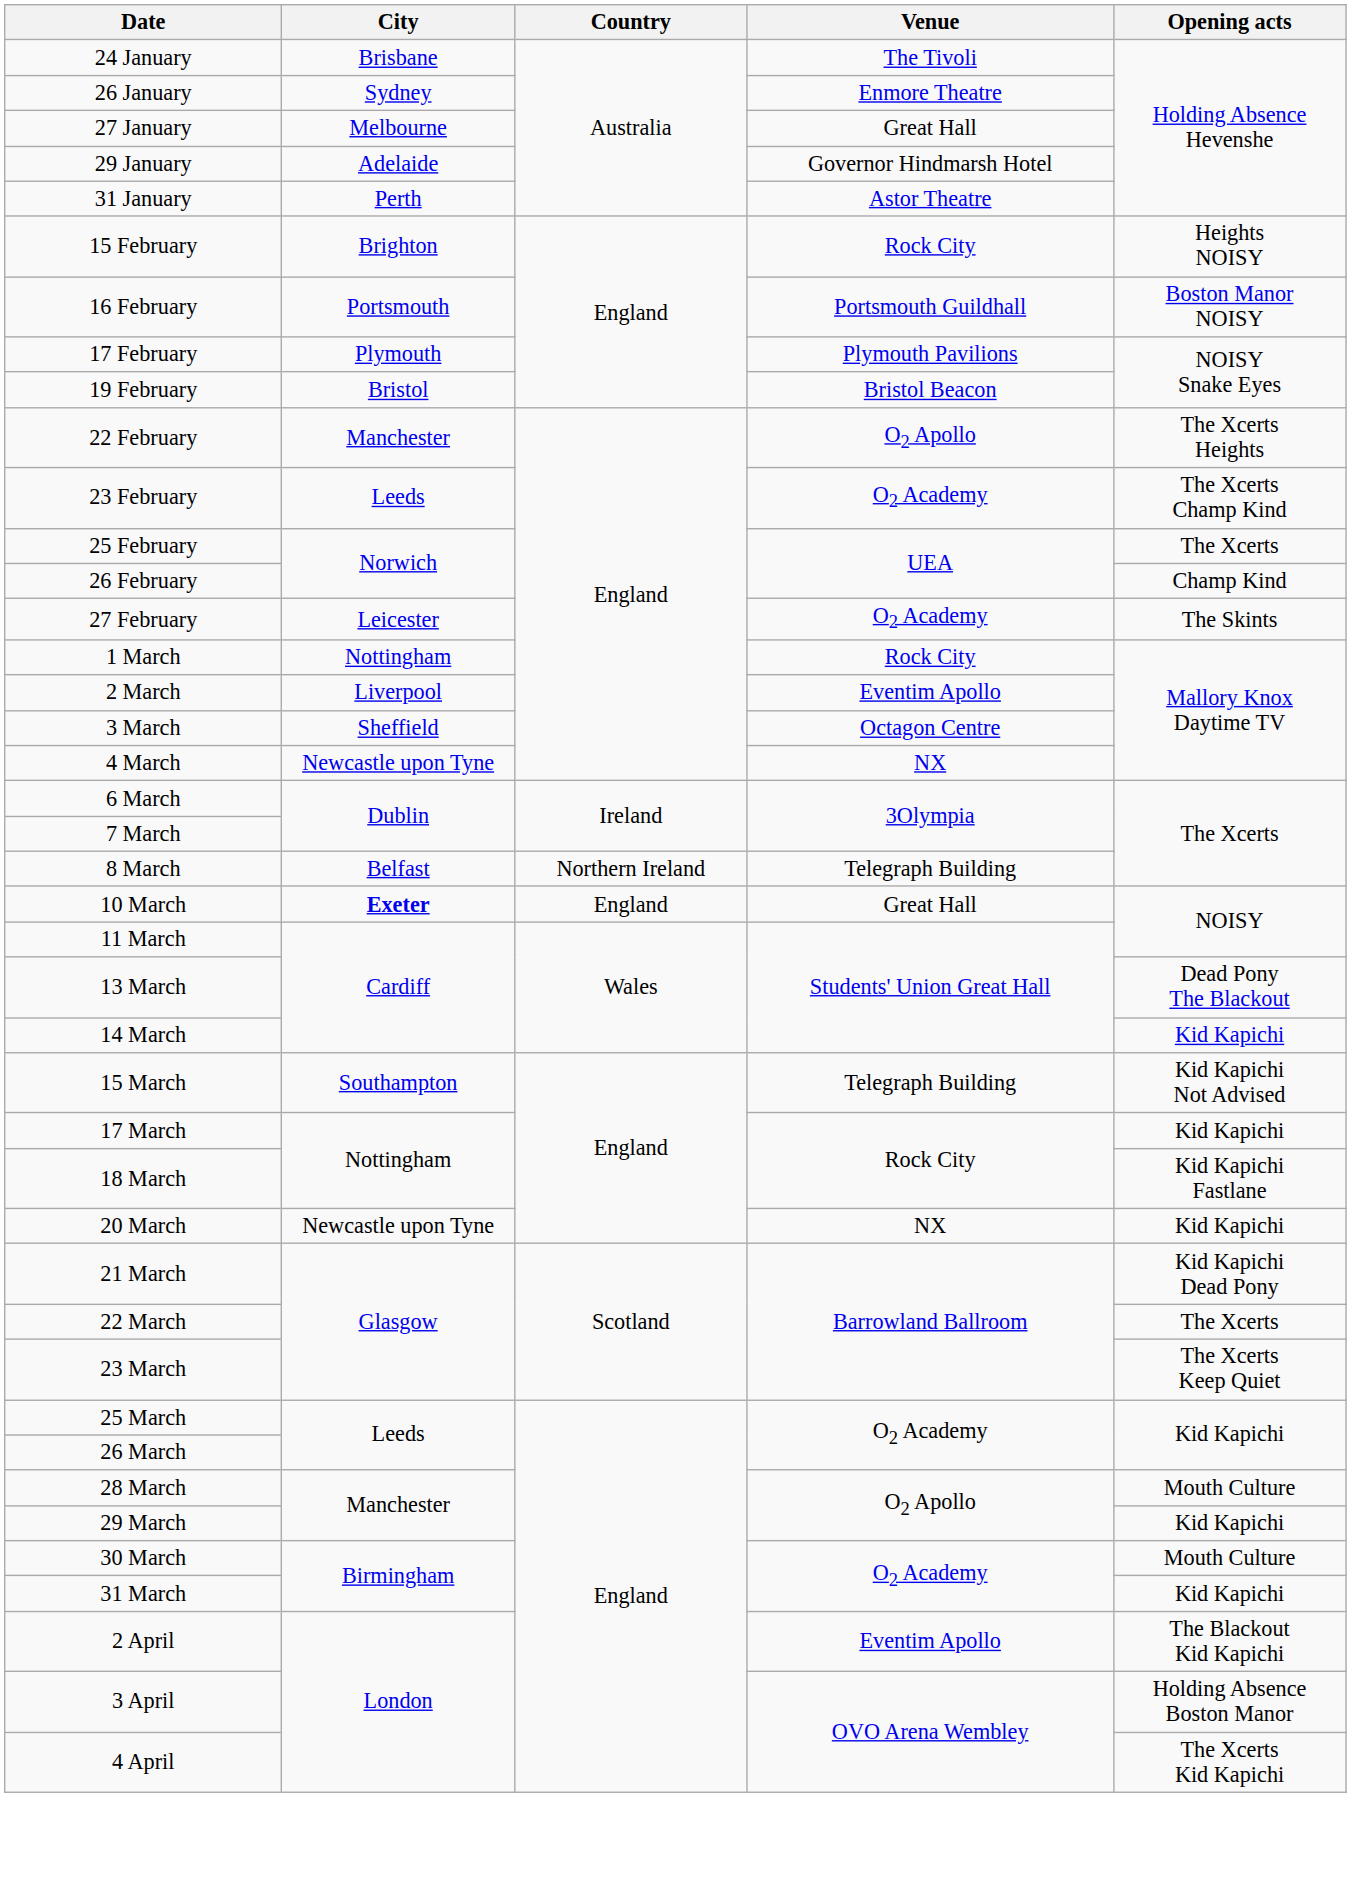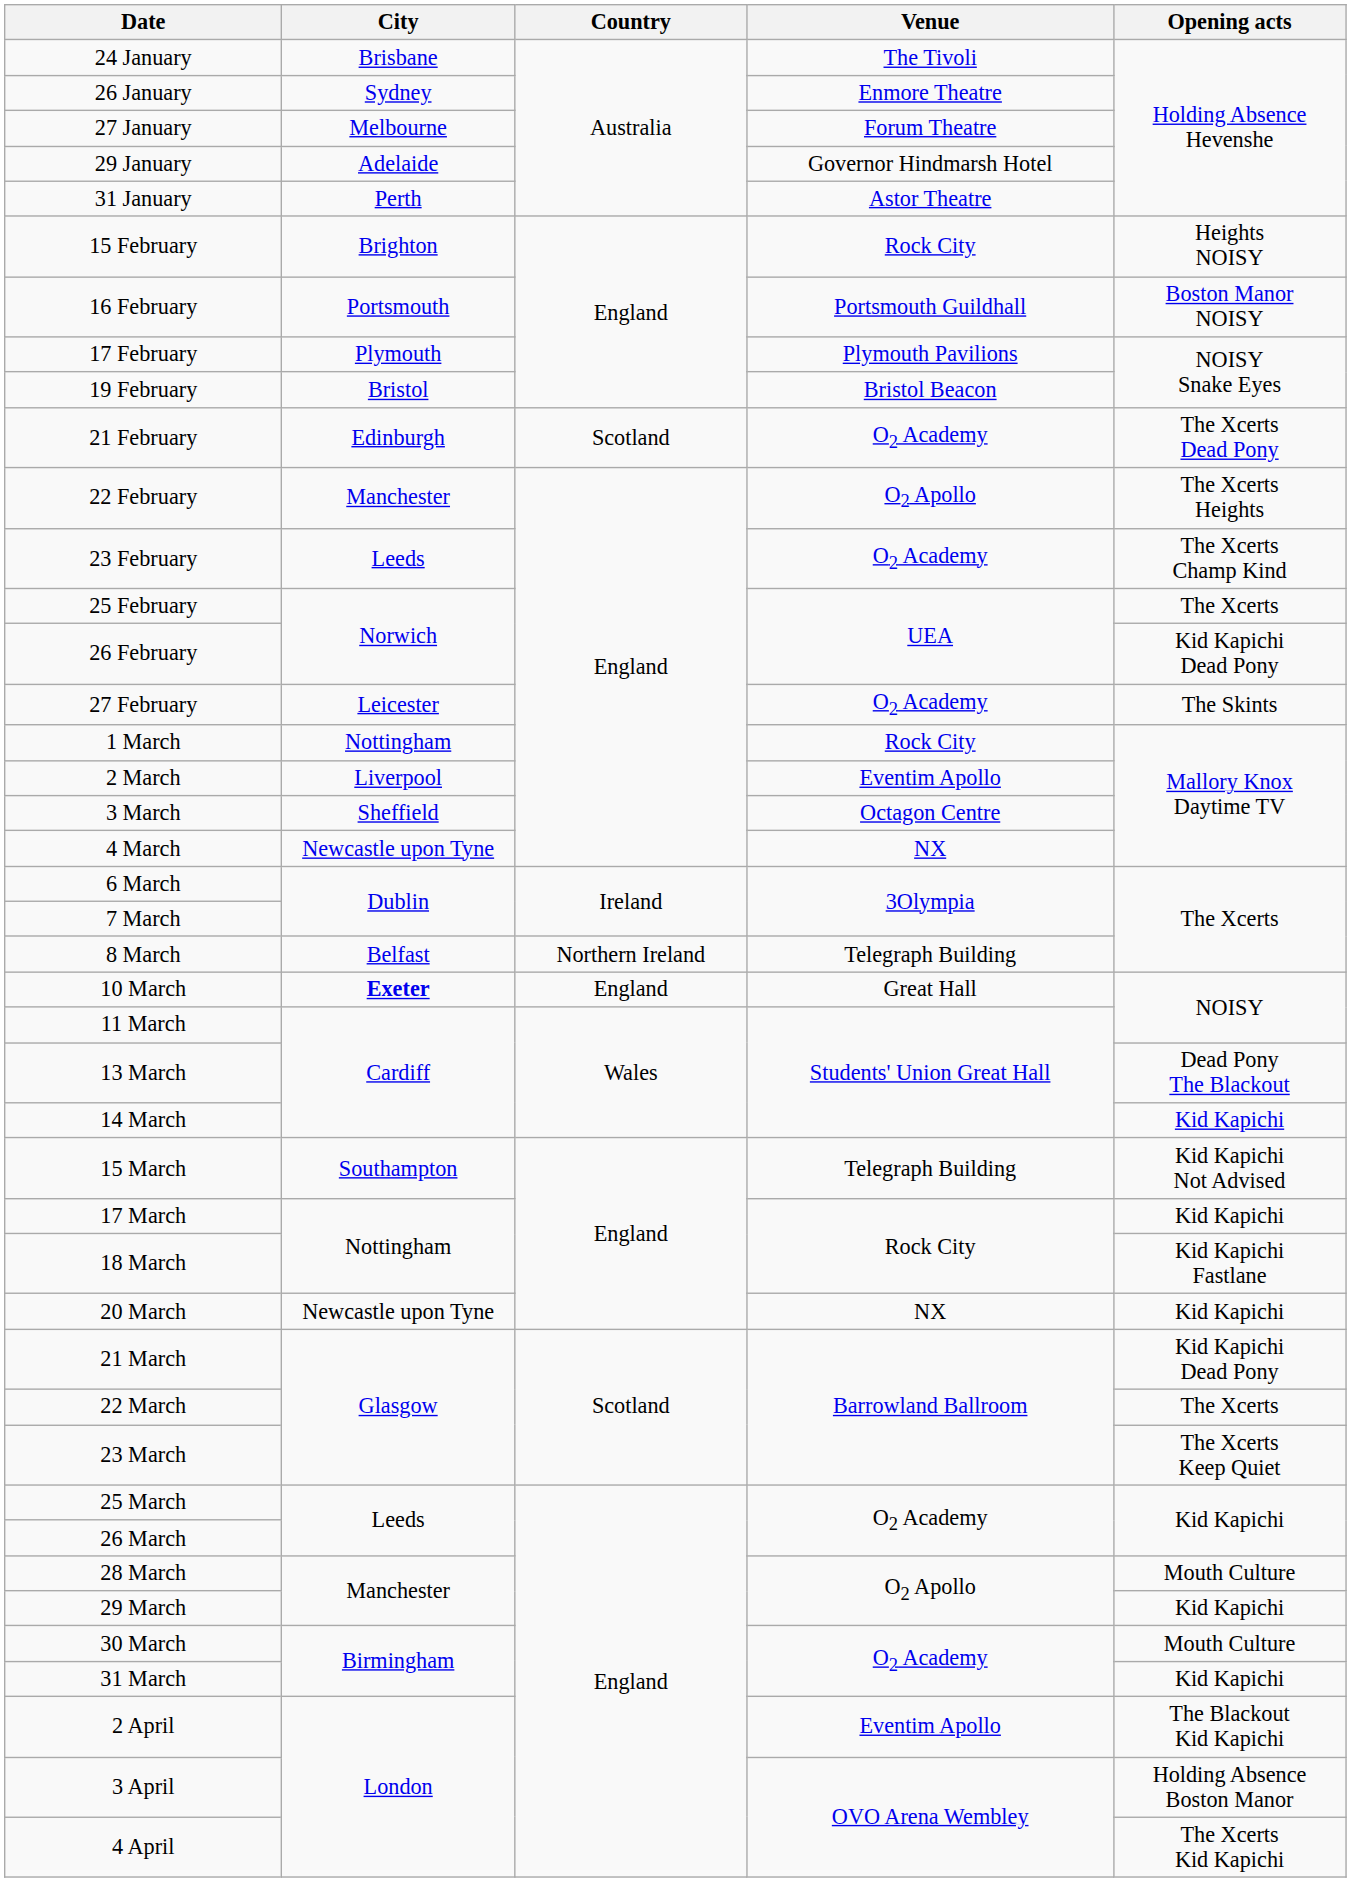(930, 127) Great Hall -> (930, 127) Forum Theatre
+ row: (143, 437)
(1230, 580) Champ Kind -> (1230, 653) Kid Kapichi Dead Pony
